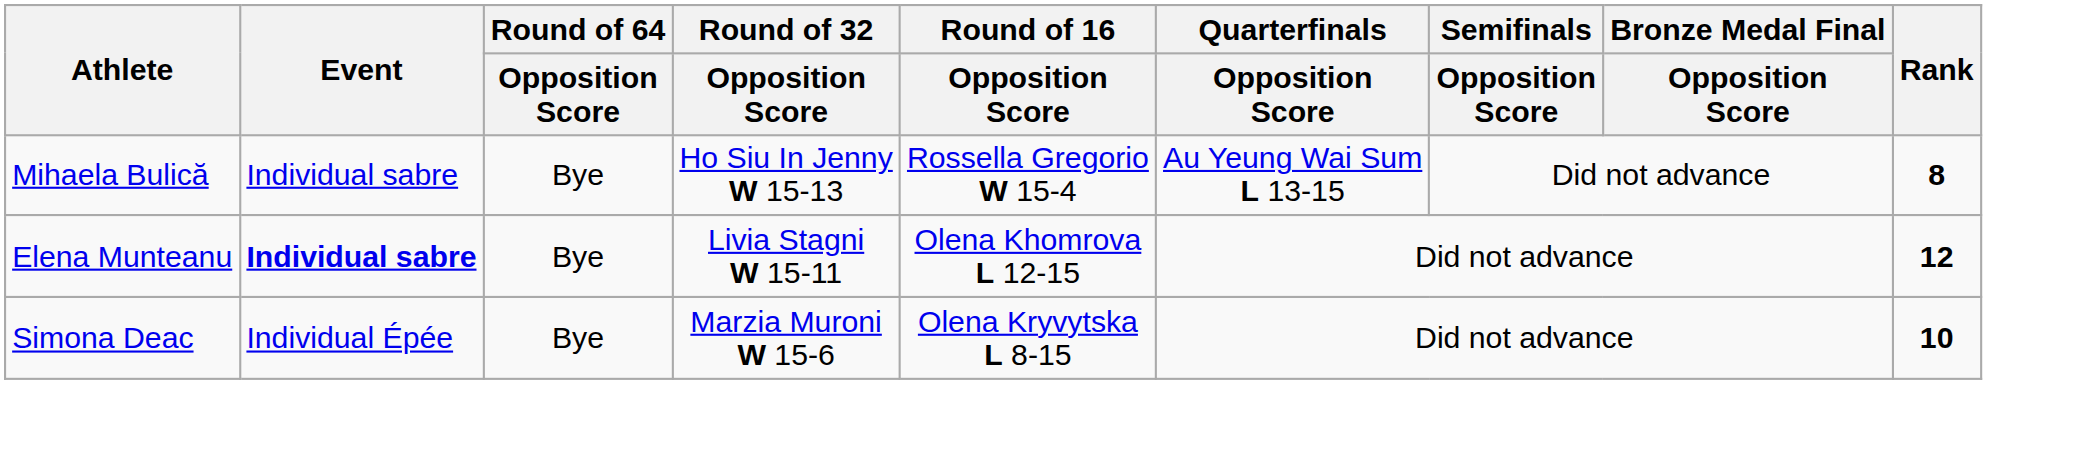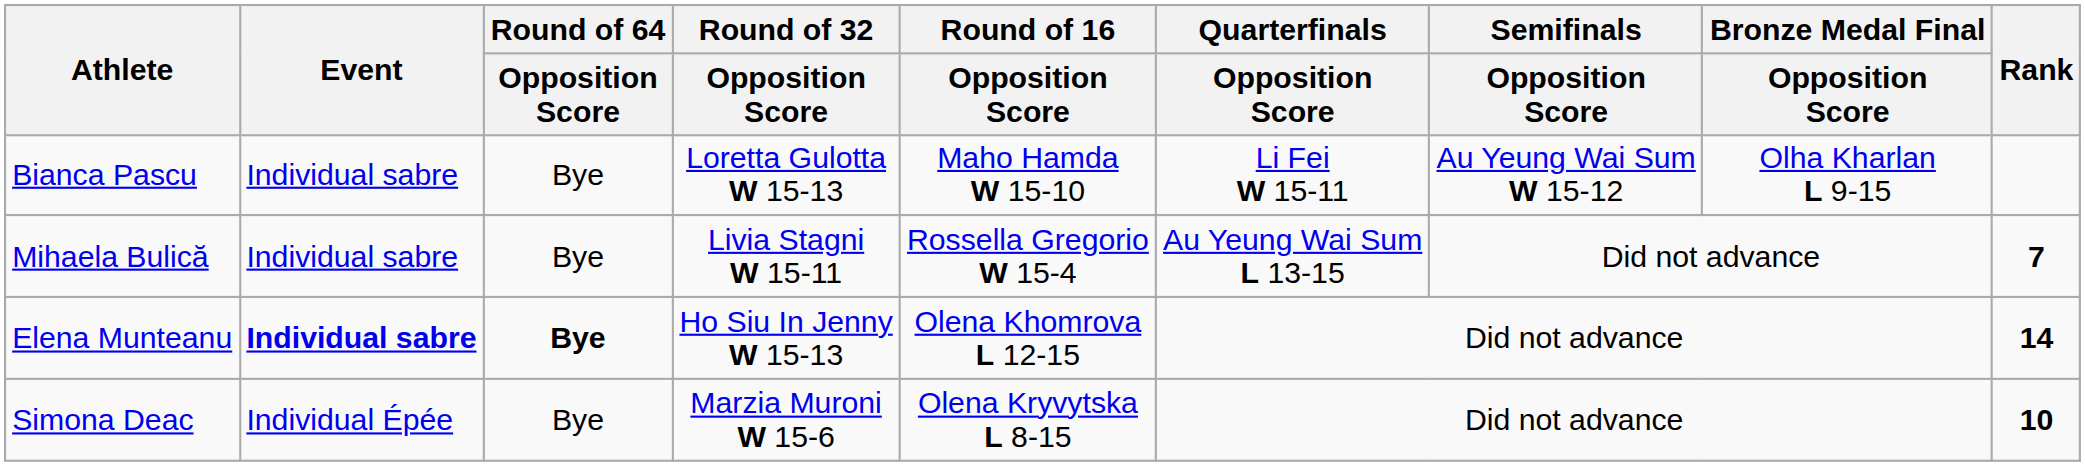+ row: (105, 175)
(786, 175) Ho Siu In Jenny W 15-13 -> (786, 257) Livia Stagni W 15-11
(1937, 175) 8 -> (2036, 257) 7
(578, 257) normal -> (578, 338) bold
(786, 257) Livia Stagni W 15-11 -> (786, 338) Ho Siu In Jenny W 15-13
(1937, 257) 12 -> (2036, 338) 14
